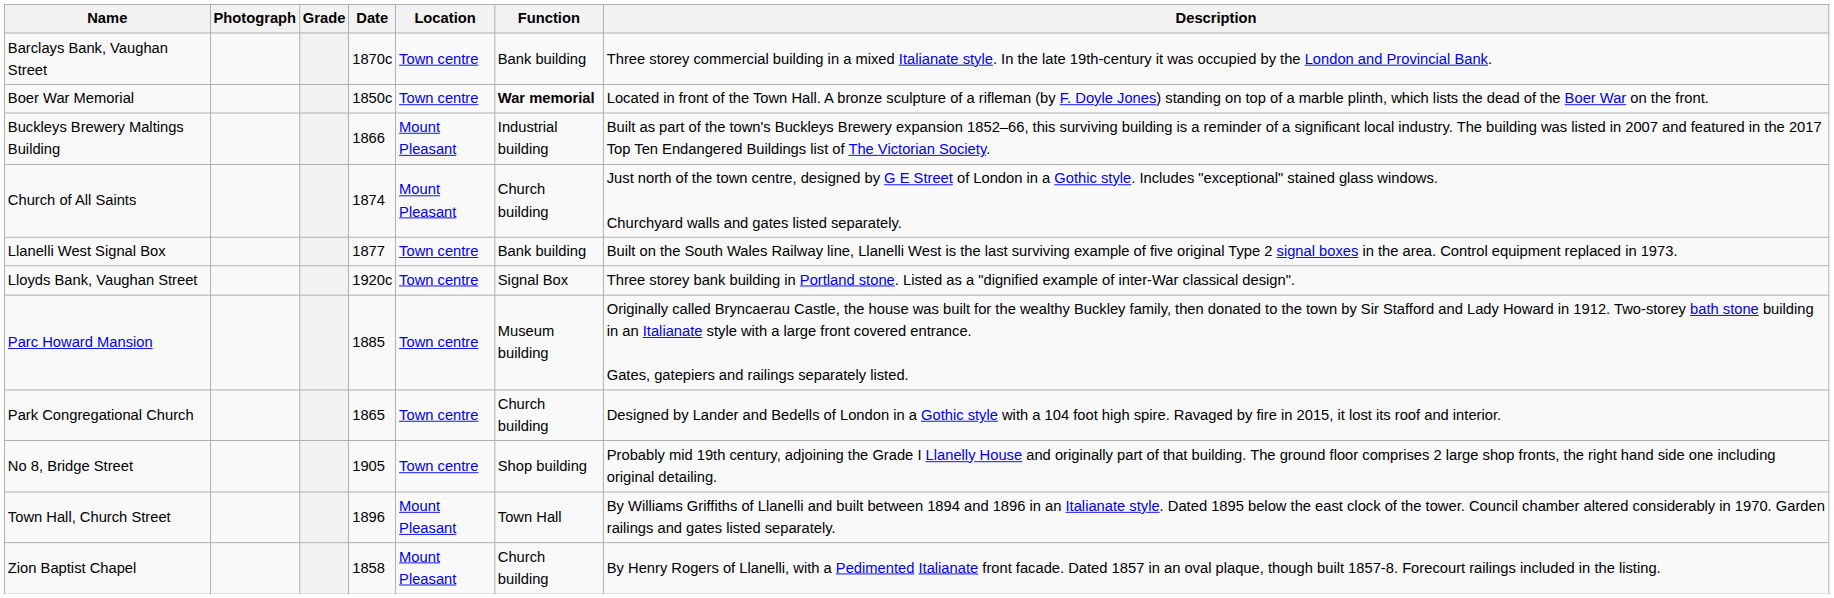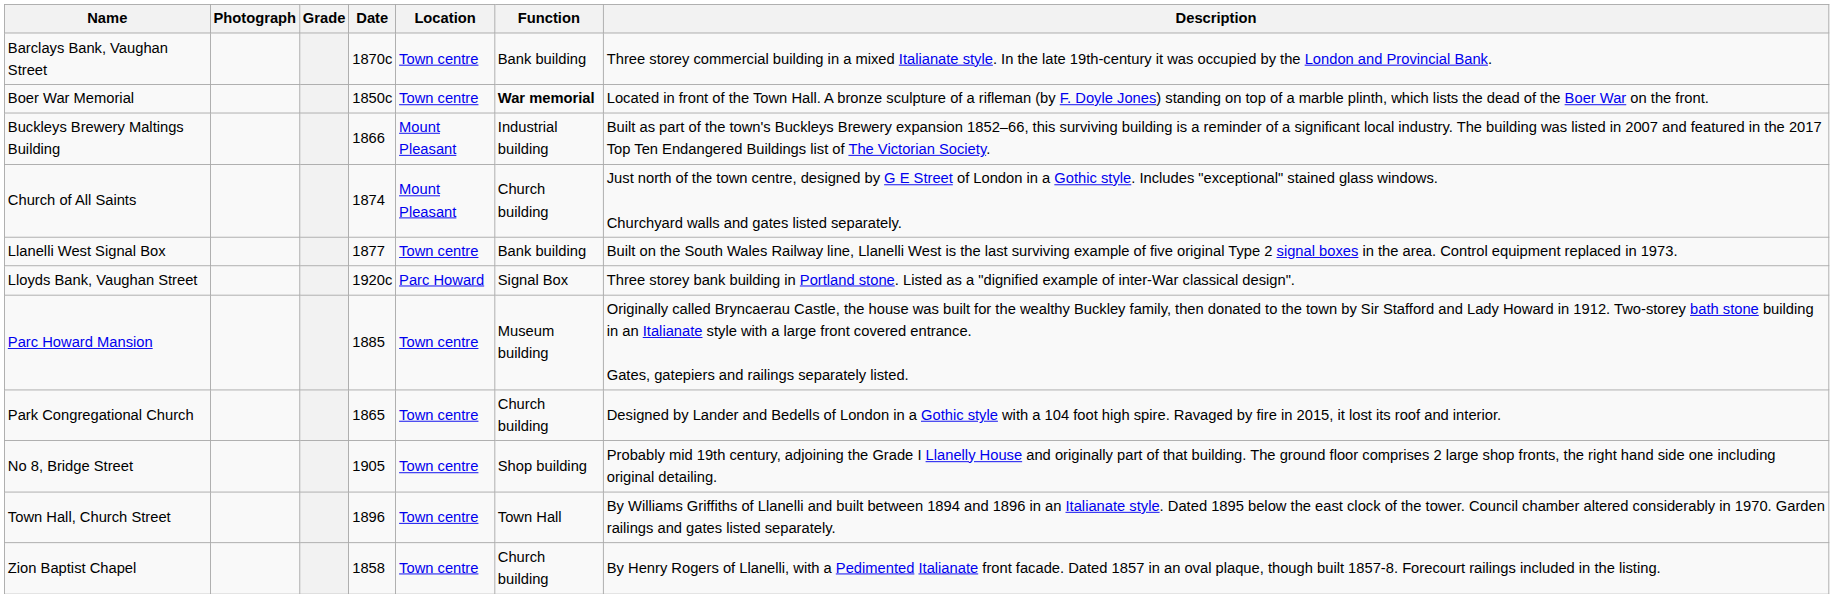(439, 280) Town centre -> (442, 280) Parc Howard
(428, 517) Mount Pleasant -> (439, 517) Town centre
(428, 568) Mount Pleasant -> (439, 568) Town centre
